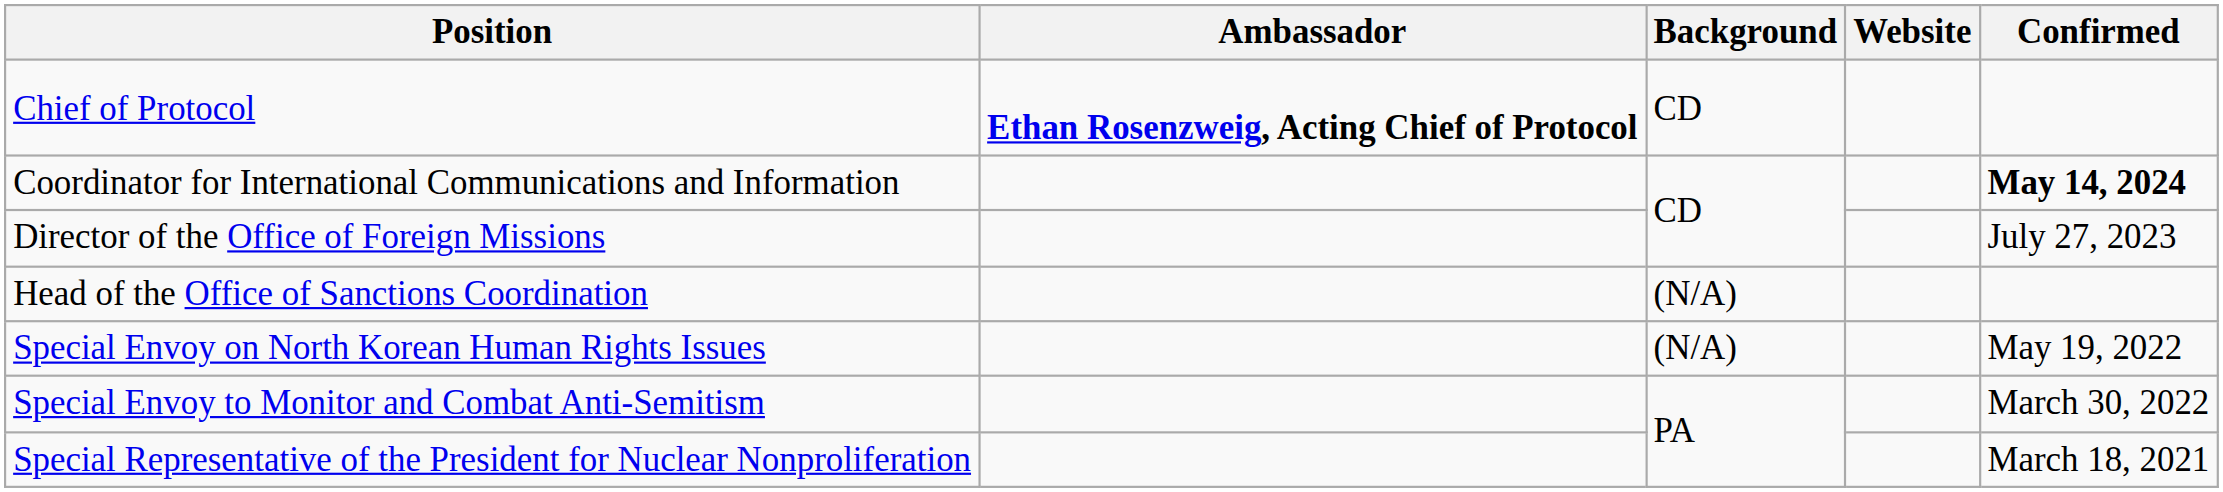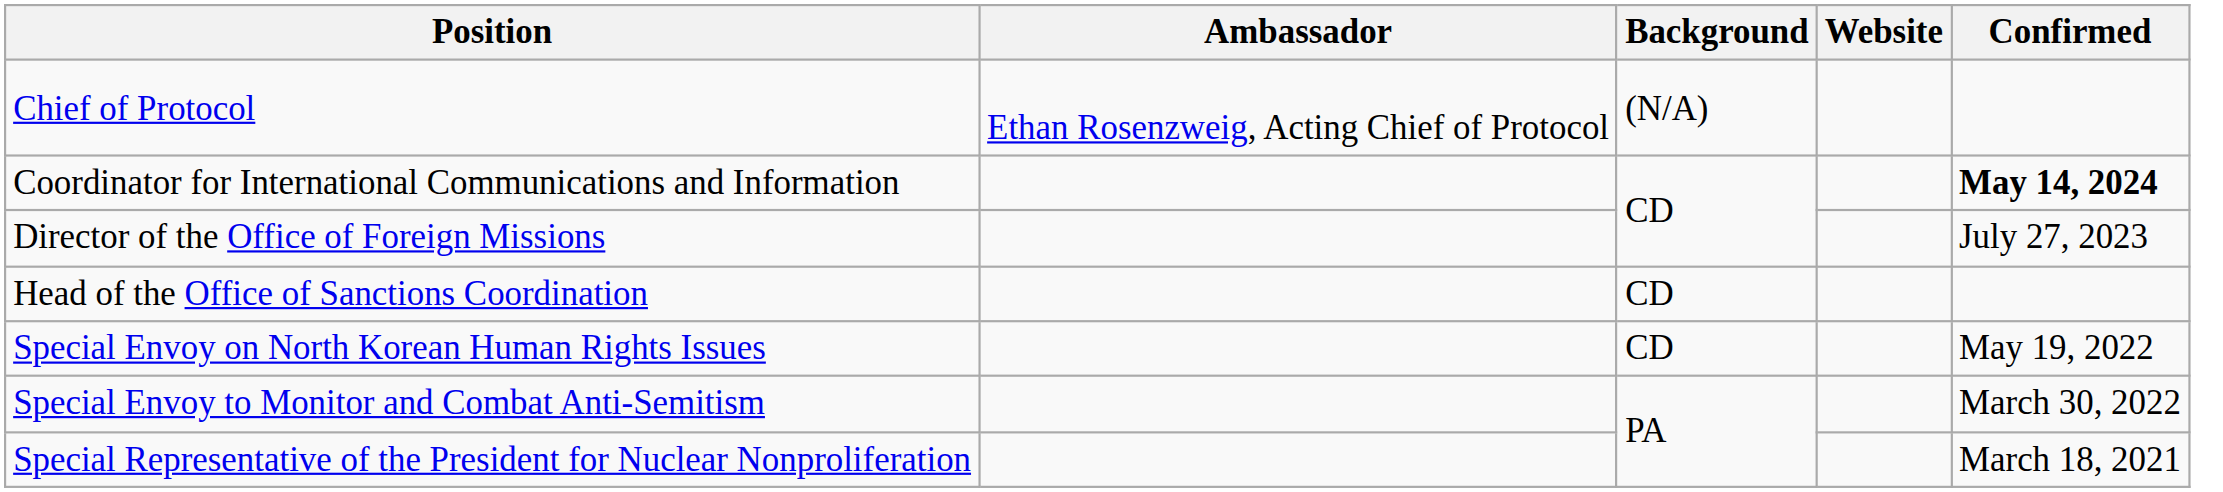(1312, 126) bold -> (1298, 126) normal
(1678, 107) CD -> (1667, 107) (N/A)
(1695, 292) (N/A) -> (1649, 292) CD
(1695, 347) (N/A) -> (1649, 347) CD
